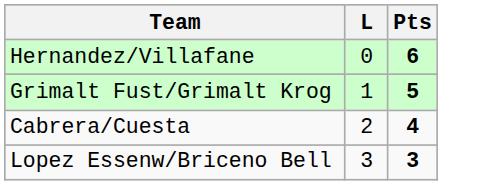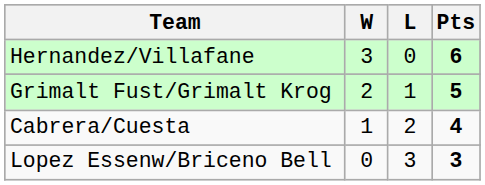+ column: (367, 22)
